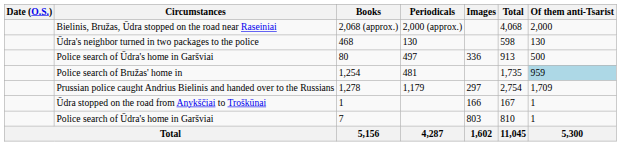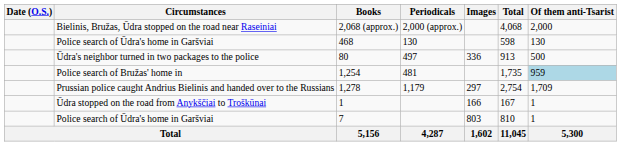(158, 42) Ūdra's neighbor turned in two packages to the police -> (135, 42) Police search of Ūdra's home in Garšviai
(135, 57) Police search of Ūdra's home in Garšviai -> (158, 57) Ūdra's neighbor turned in two packages to the police
